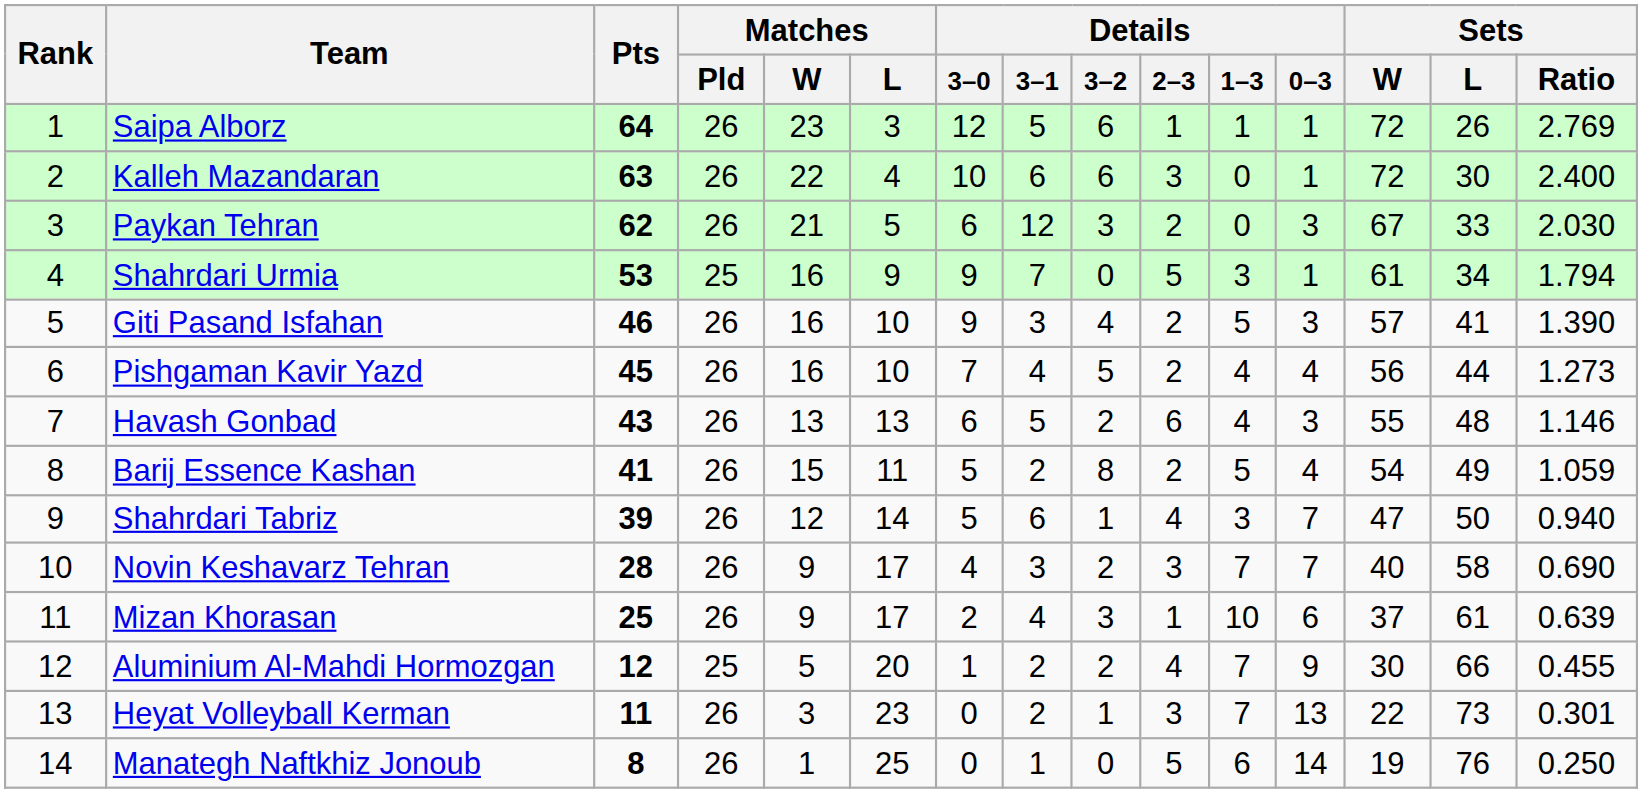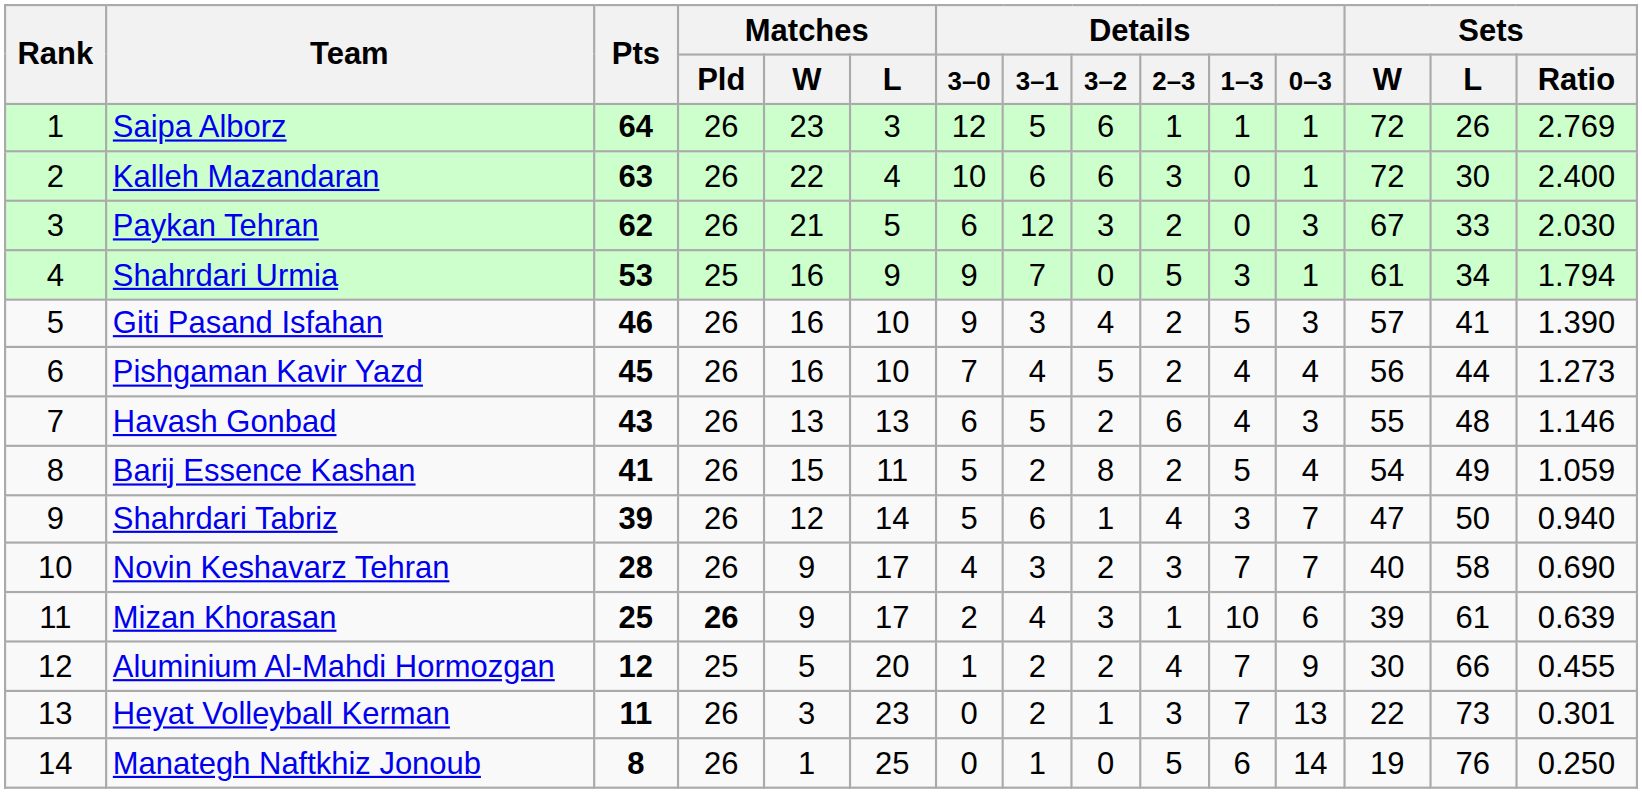(721, 617) normal -> (721, 617) bold
(1387, 617) 37 -> (1387, 617) 39
